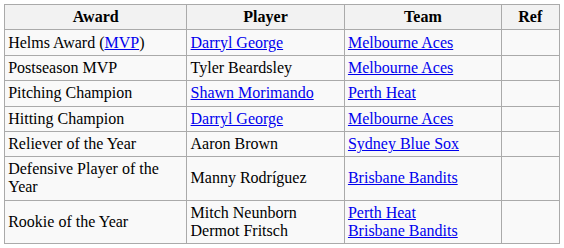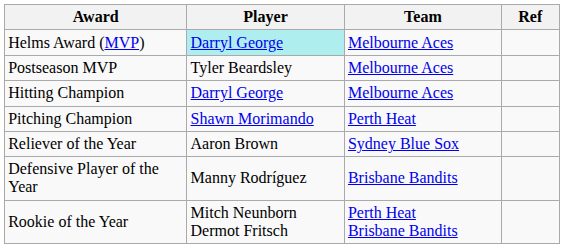(237, 42) no background -> (237, 42) paleturquoise background
rows swapped: (70, 93) <-> (66, 118)
